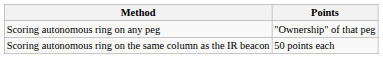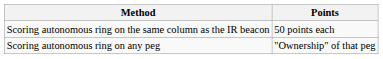rows swapped: (138, 45) <-> (83, 29)
